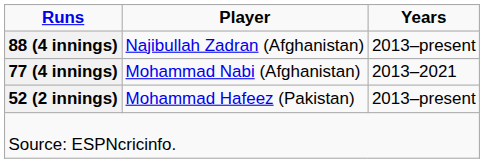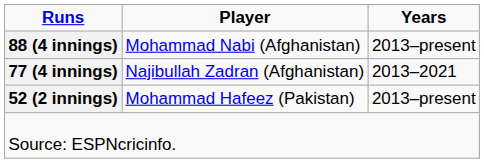(245, 44) Najibullah Zadran (Afghanistan) -> (243, 44) Mohammad Nabi (Afghanistan)
(243, 71) Mohammad Nabi (Afghanistan) -> (245, 71) Najibullah Zadran (Afghanistan)
